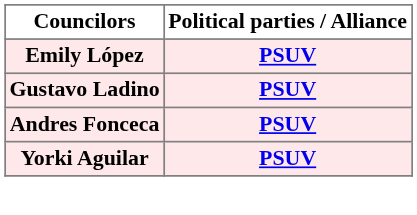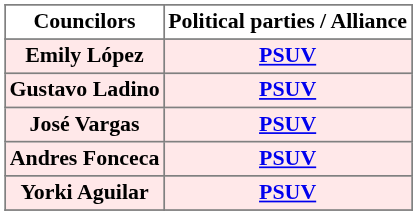+ row: (85, 124)
